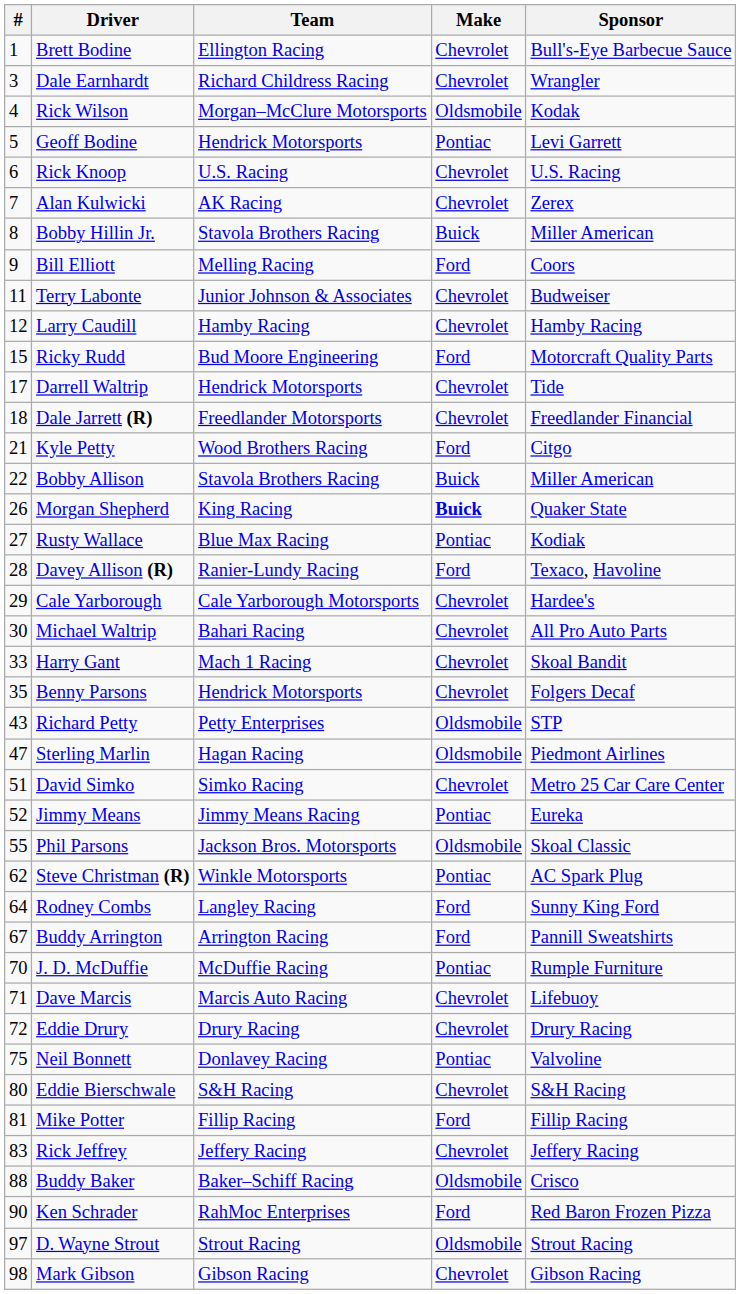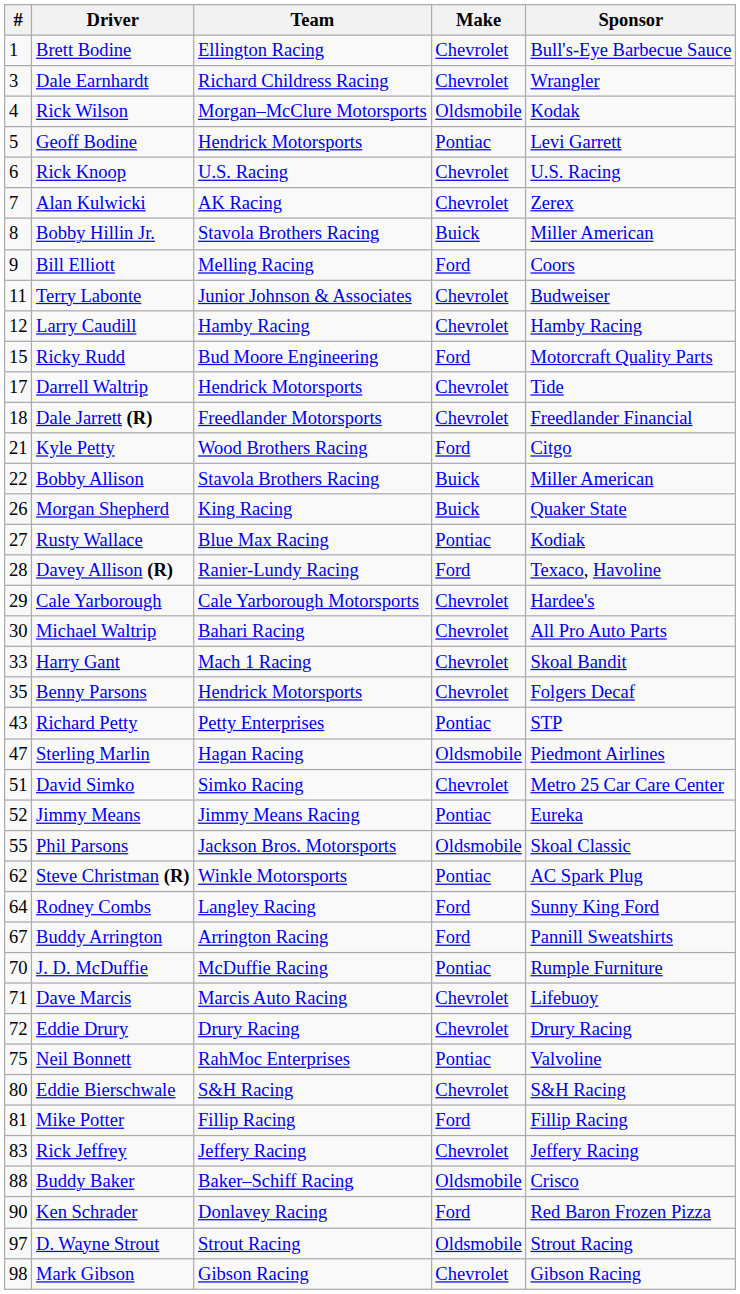(459, 509) bold -> (457, 509) normal
(479, 723) Oldsmobile -> (463, 723) Pontiac
(263, 1059) Donlavey Racing -> (274, 1059) RahMoc Enterprises
(274, 1212) RahMoc Enterprises -> (263, 1212) Donlavey Racing
